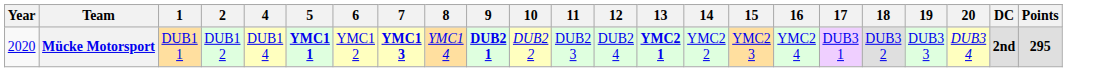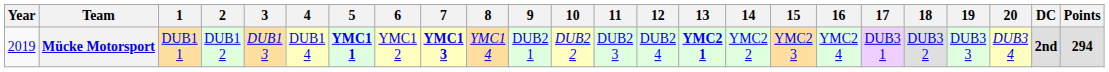+ column: (265, 15)
(22, 46) 2020 -> (22, 46) 2019
(488, 46) bold -> (530, 46) normal
(1040, 46) 295 -> (1082, 46) 294
